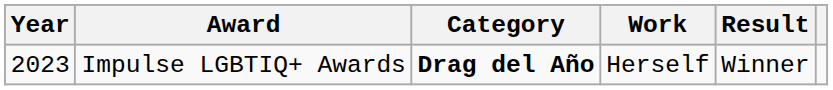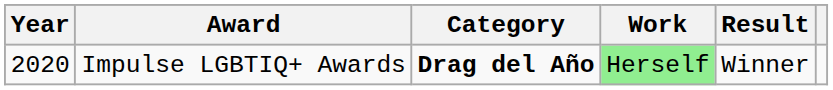(40, 65) 2023 -> (40, 65) 2020
(658, 65) no background -> (658, 65) lightgreen background
